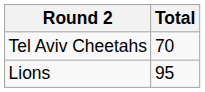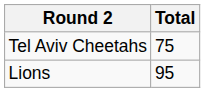(165, 45) 70 -> (165, 45) 75
